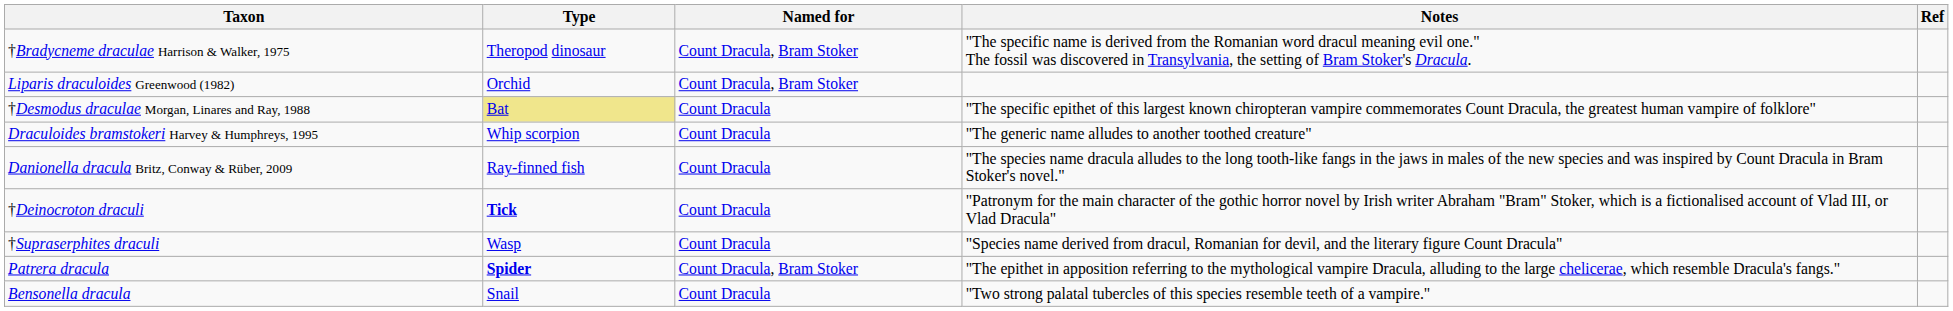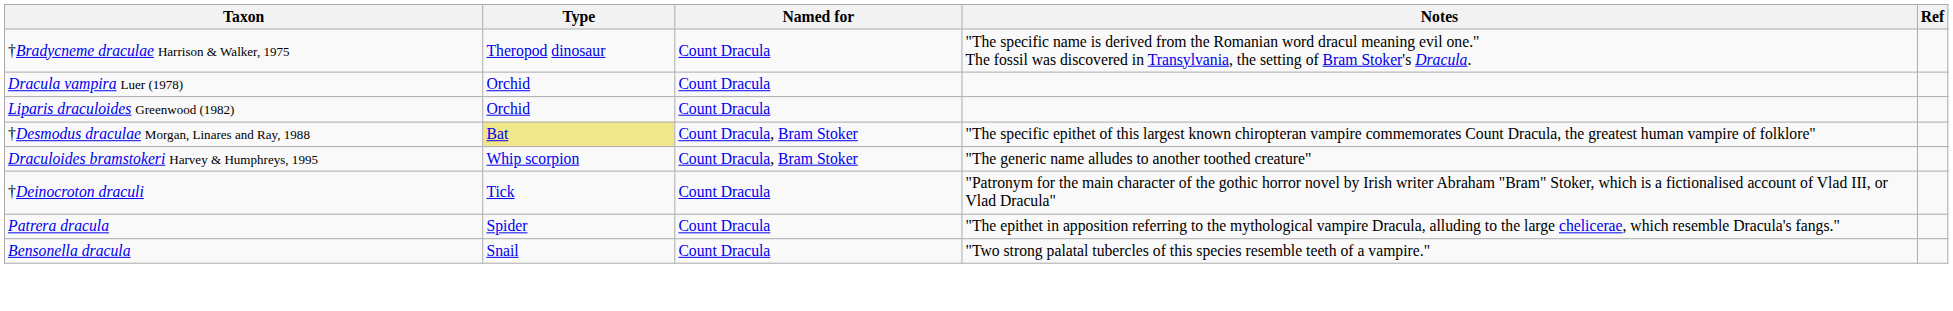(768, 50) Count Dracula, Bram Stoker -> (724, 50) Count Dracula
+ row: (96, 84)
(768, 84) Count Dracula, Bram Stoker -> (724, 109) Count Dracula
(725, 109) Count Dracula -> (768, 134) Count Dracula, Bram Stoker
(725, 134) Count Dracula -> (768, 158) Count Dracula, Bram Stoker
- row: (150, 167)
(502, 210) bold -> (501, 192) normal
- row: (84, 243)
(509, 268) bold -> (507, 226) normal
(768, 268) Count Dracula, Bram Stoker -> (724, 226) Count Dracula
